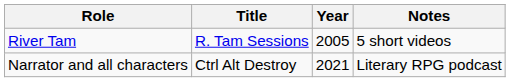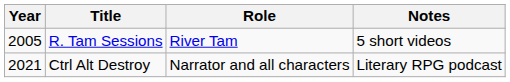columns swapped: (333, 16) <-> (98, 16)
